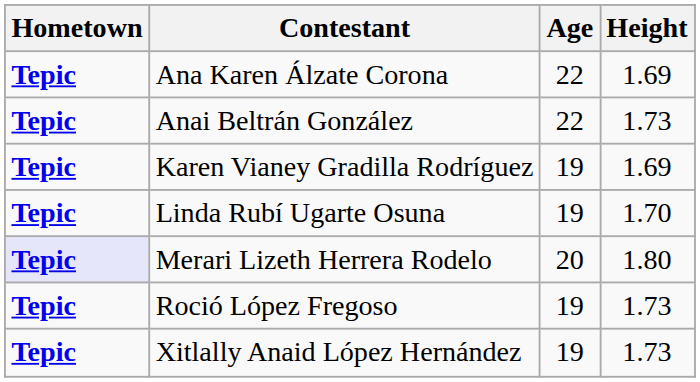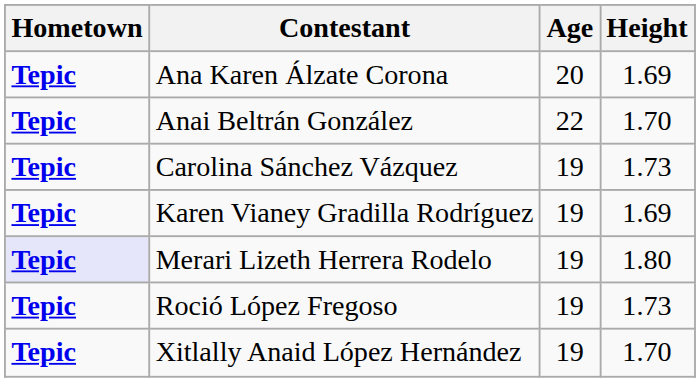(570, 74) 22 -> (570, 74) 20
(647, 120) 1.73 -> (647, 120) 1.70
+ row: (307, 166)
- row: (300, 213)
(570, 259) 20 -> (570, 259) 19
(647, 352) 1.73 -> (647, 352) 1.70
